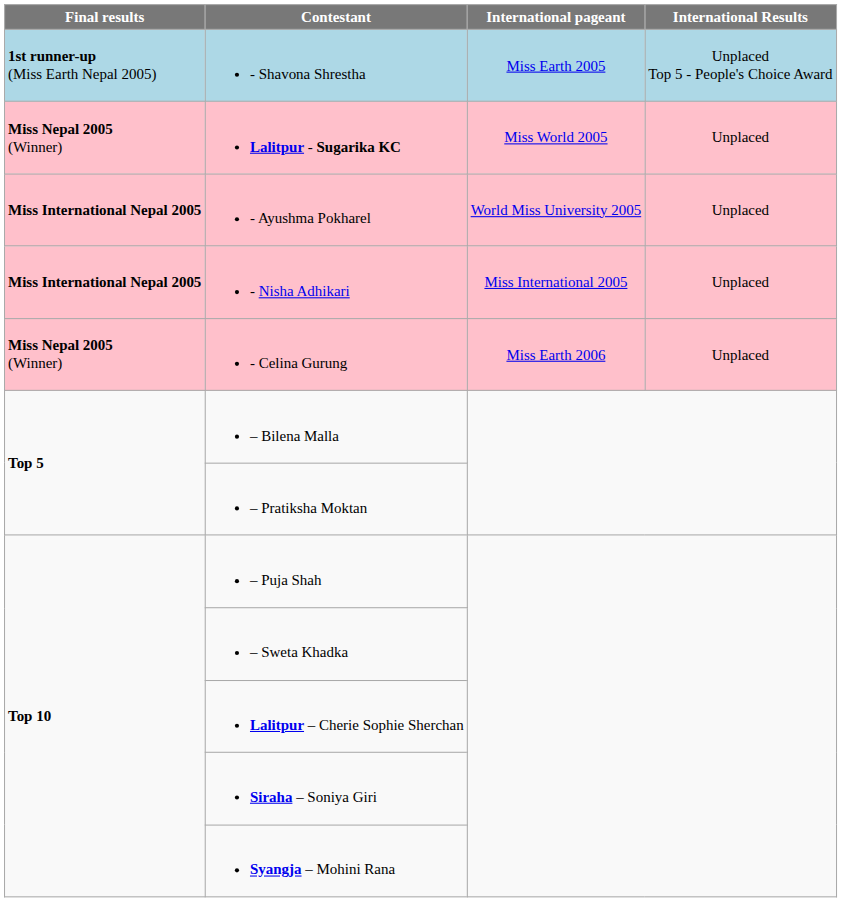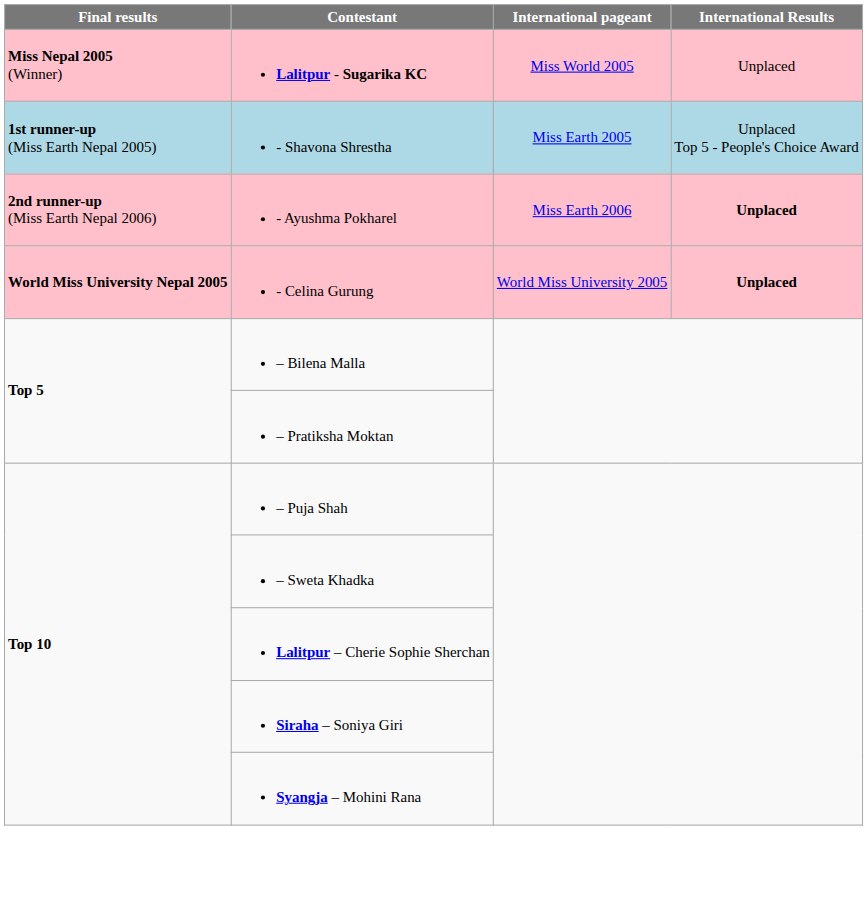rows swapped: (336, 147) <-> (336, 75)
(105, 210) Miss International Nepal 2005 -> (82, 210) 2nd runner-up (Miss Earth Nepal 2006)
(556, 210) World Miss University 2005 -> (582, 210) Miss Earth 2006
(740, 210) normal -> (767, 210) bold
- row: (336, 292)
(60, 354) Miss Nepal 2005 (Winner) -> (118, 282) World Miss University Nepal 2005
(556, 354) Miss Earth 2006 -> (582, 282) World Miss University 2005
(740, 354) normal -> (767, 282) bold
